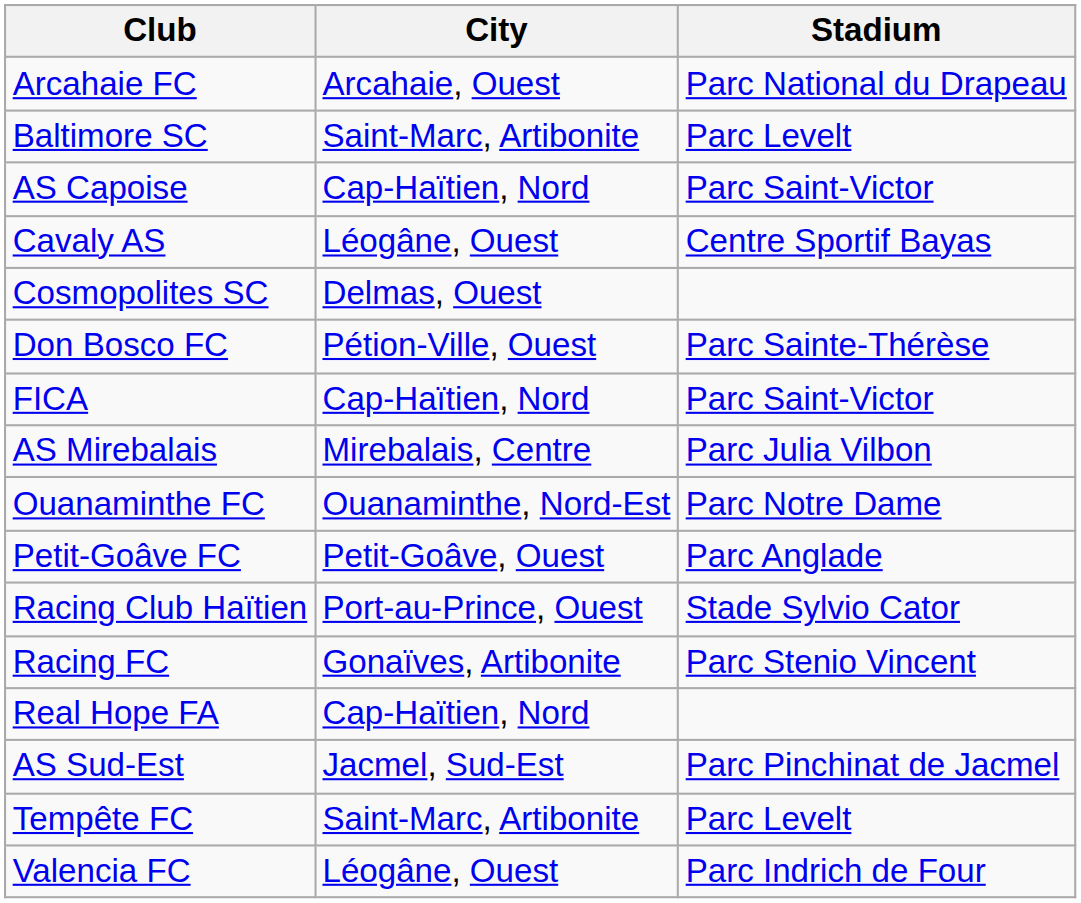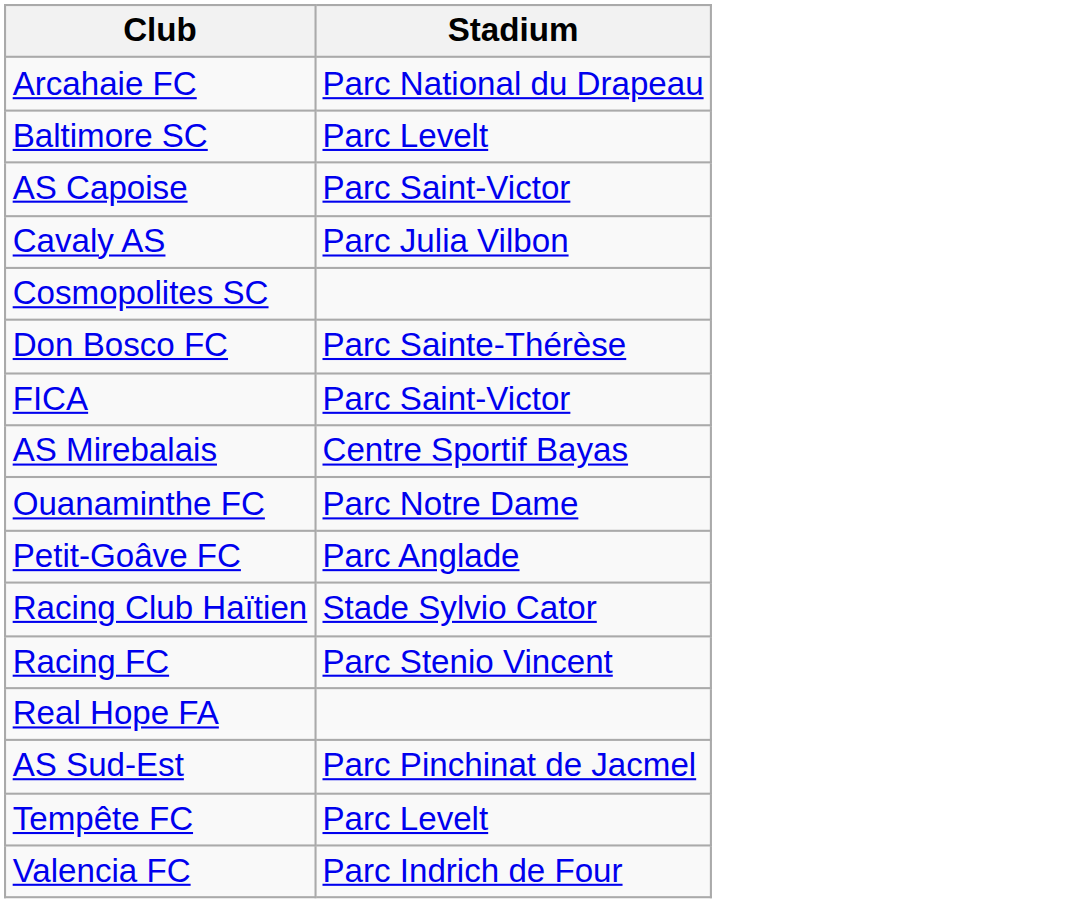- column: (496, 30)
(838, 240) Centre Sportif Bayas -> (446, 240) Parc Julia Vilbon
(809, 450) Parc Julia Vilbon -> (475, 450) Centre Sportif Bayas
